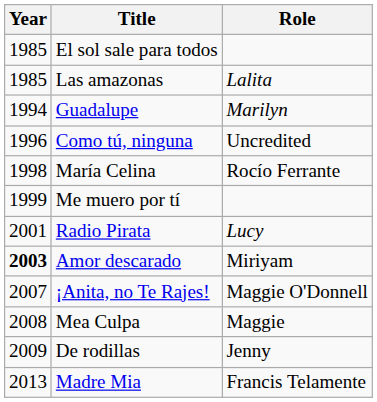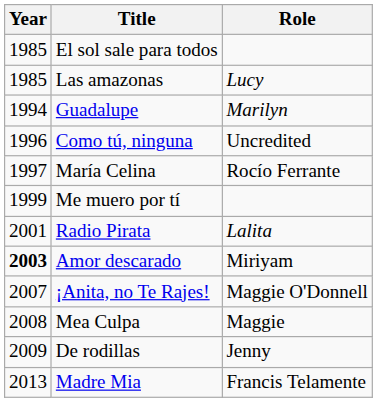(249, 79) Lalita -> (245, 79) Lucy
(28, 170) 1998 -> (28, 170) 1997
(245, 230) Lucy -> (249, 230) Lalita
